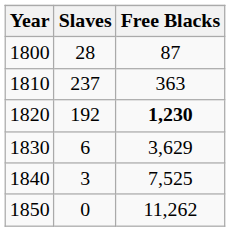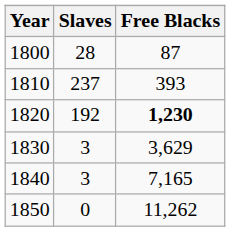(170, 84) 363 -> (170, 84) 393
(85, 146) 6 -> (85, 146) 3
(170, 178) 7,525 -> (170, 178) 7,165
